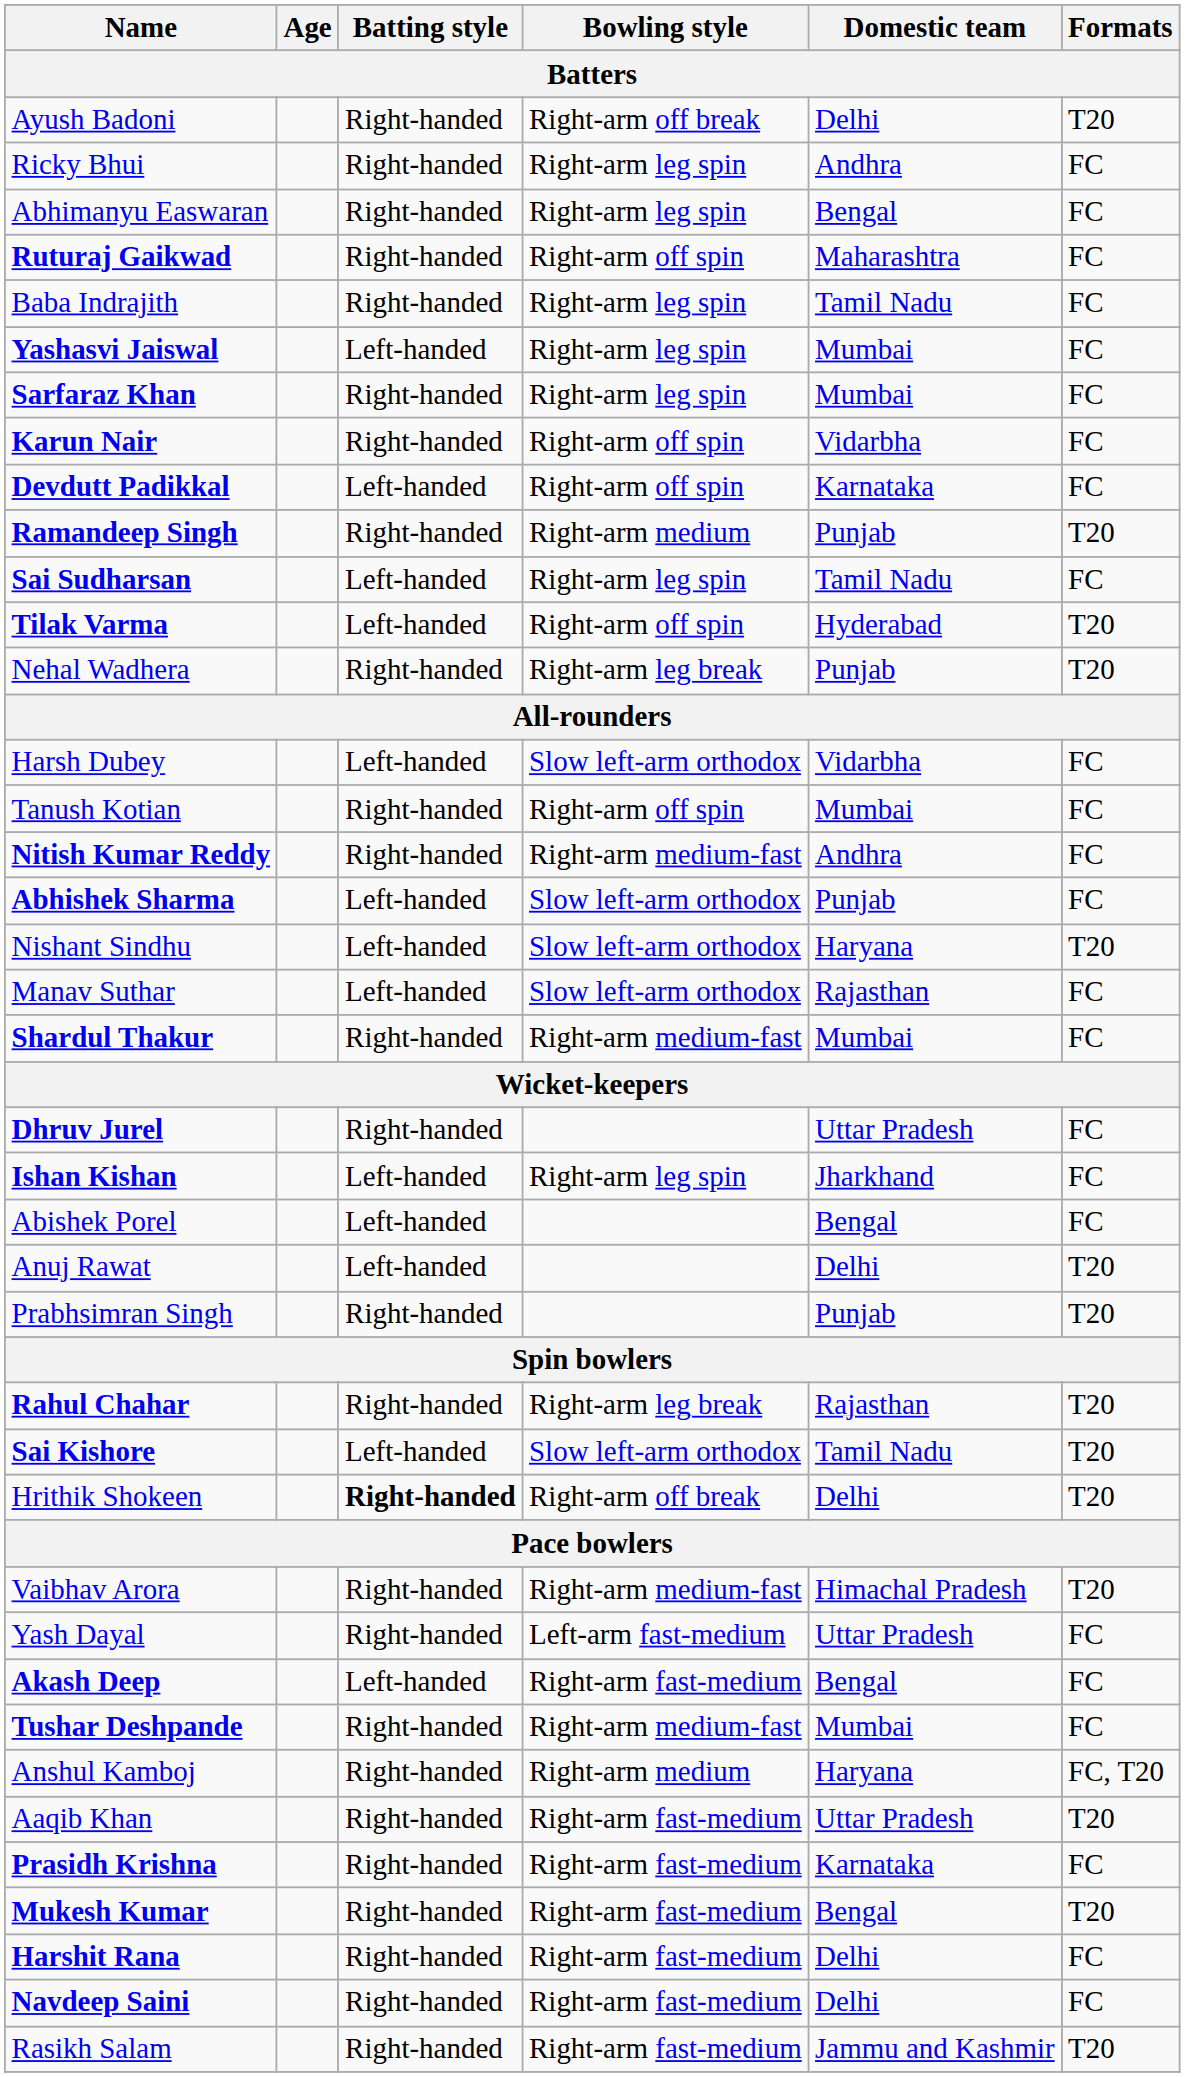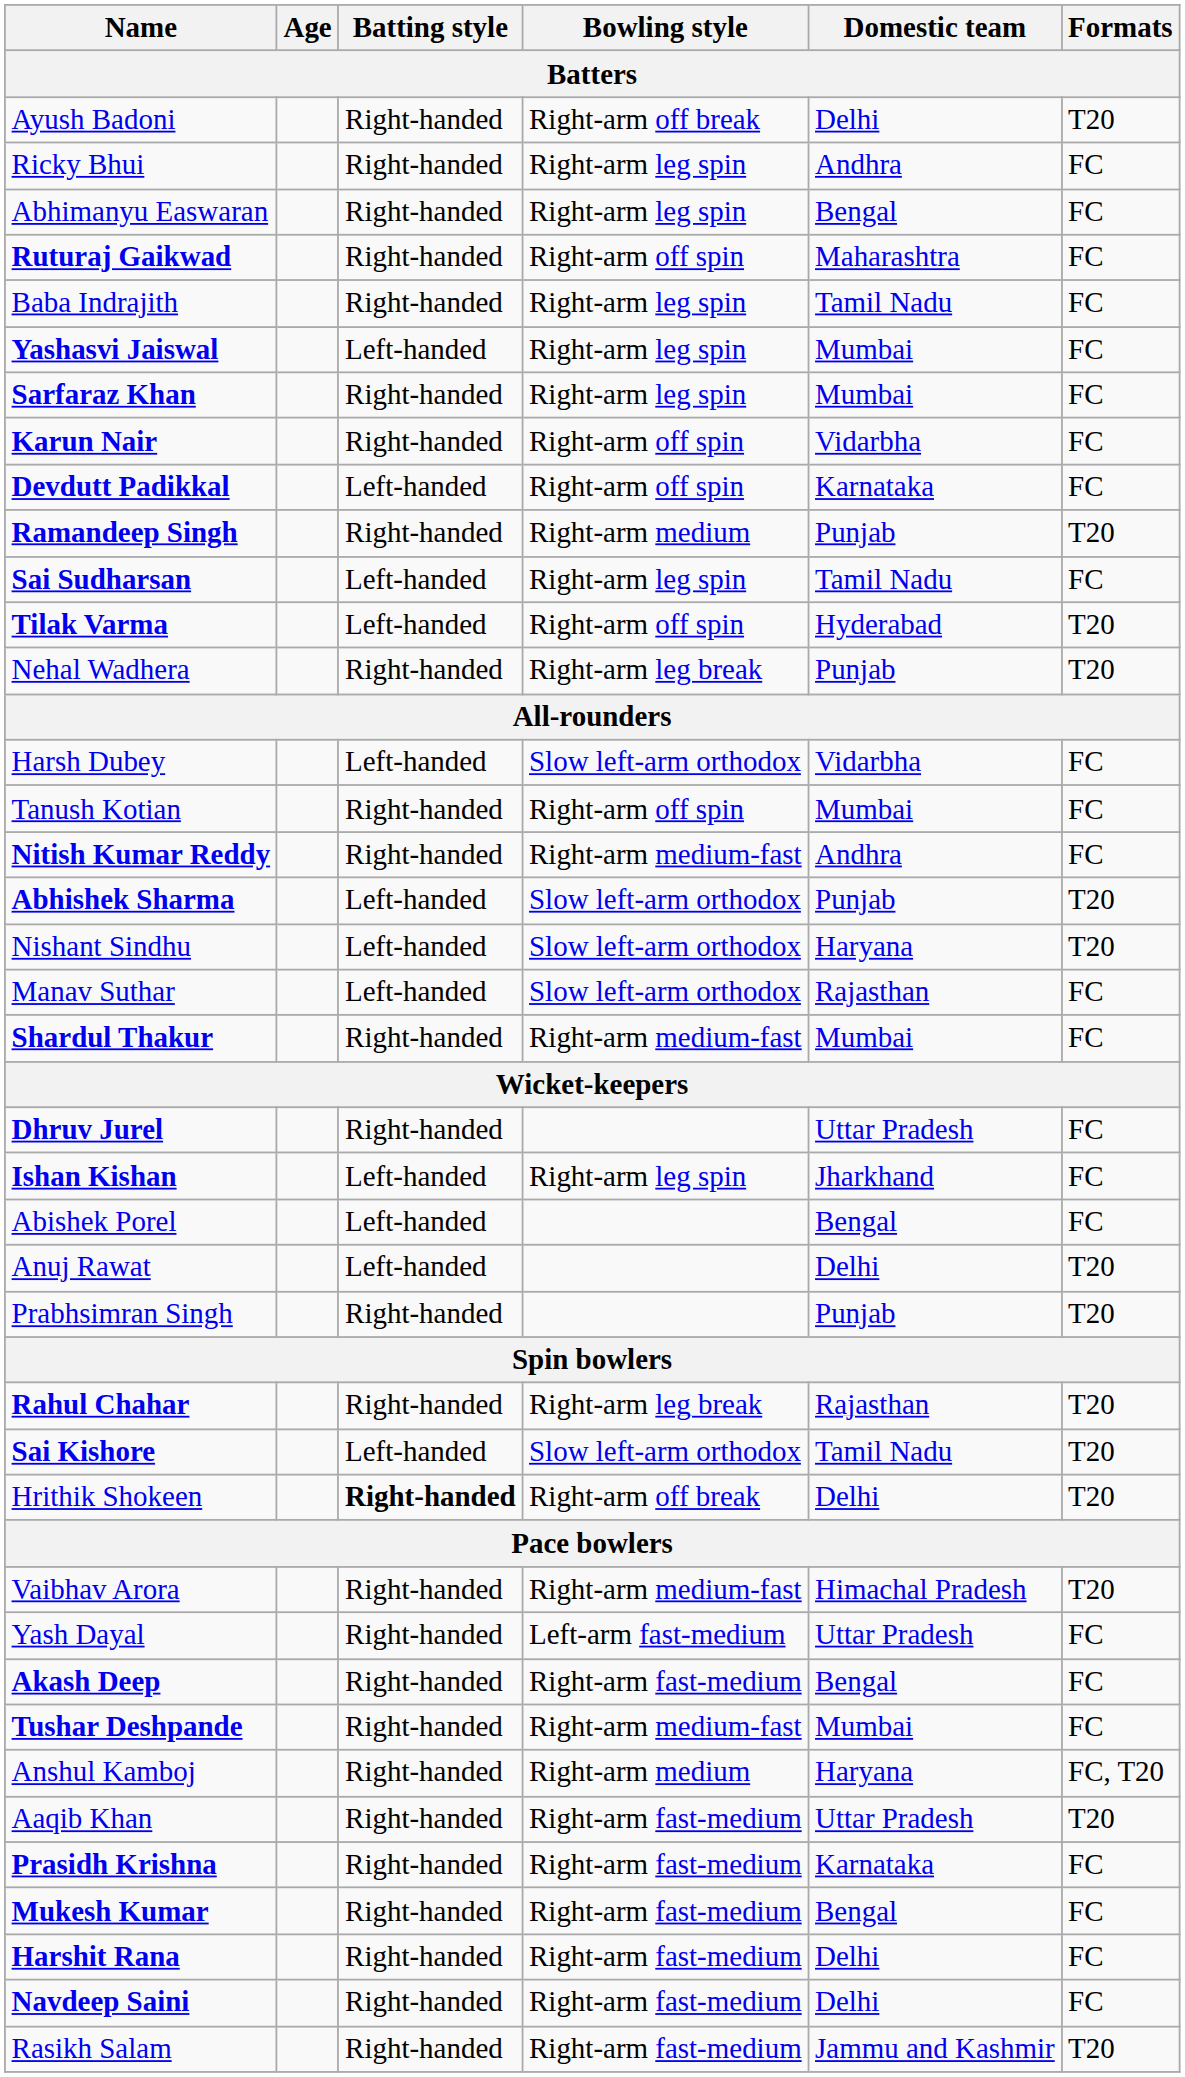(1086, 900) FC -> (1091, 900) T20
(416, 1680) Left-handed -> (424, 1680) Right-handed
(1091, 1910) T20 -> (1086, 1910) FC
